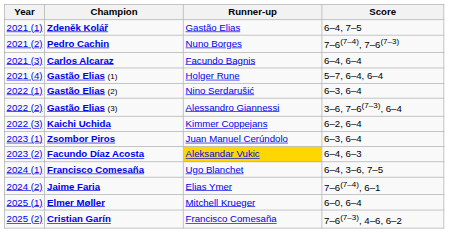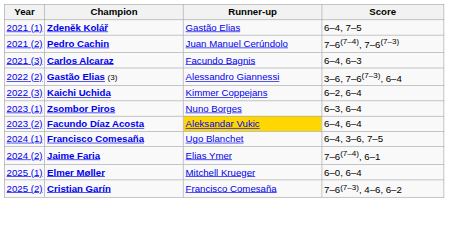(214, 44) Nuno Borges -> (237, 44) Juan Manuel Cerúndolo
(343, 61) 6–4, 6–4 -> (343, 61) 6–4, 6–3
- row: (82, 76)
- row: (82, 91)
(237, 139) Juan Manuel Cerúndolo -> (214, 109) Nuno Borges
(343, 155) 6–4, 6–3 -> (343, 124) 6–4, 6–4
